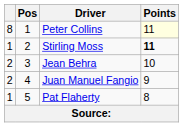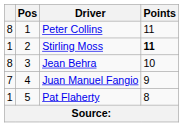(149, 30) lightyellow background -> (149, 30) no background
(10, 63) 2 -> (10, 63) 8
(10, 80) 2 -> (10, 80) 7
